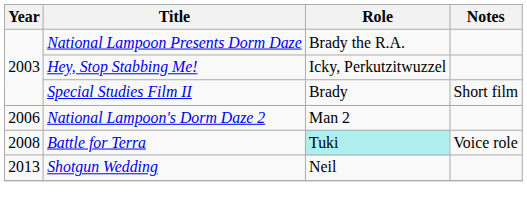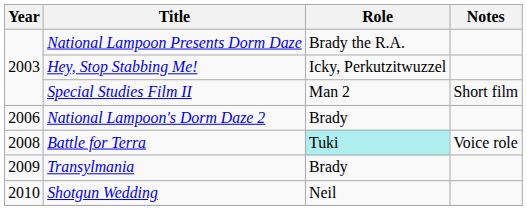(328, 92) Brady -> (330, 92) Man 2
(330, 117) Man 2 -> (328, 117) Brady
+ row: (91, 167)
(24, 167) 2013 -> (24, 192) 2010
